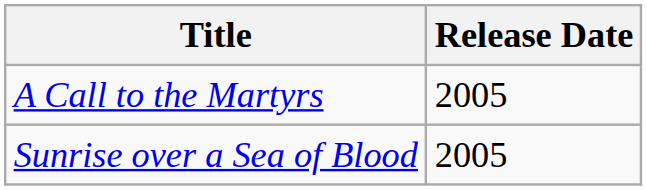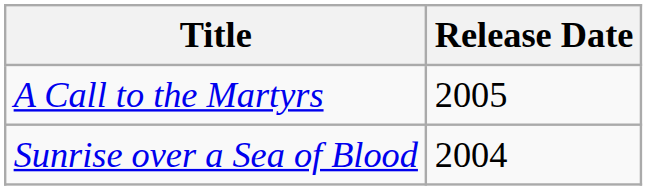(471, 154) 2005 -> (471, 154) 2004
